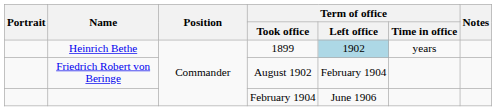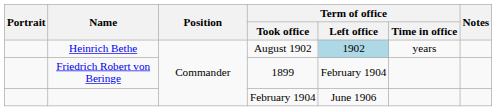(283, 48) 1899 -> (283, 48) August 1902
(283, 72) August 1902 -> (283, 72) 1899
